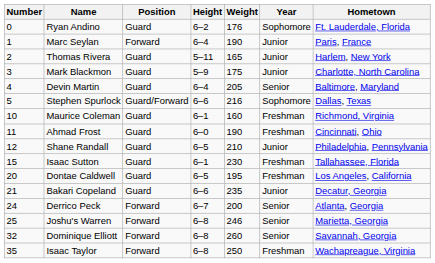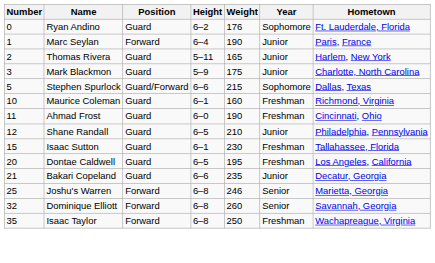- row: (73, 87)
(234, 101) 216 -> (234, 87) 215
- row: (73, 206)
